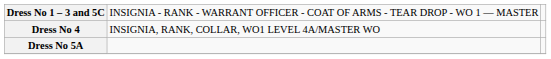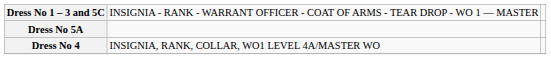rows swapped: (56, 45) <-> (56, 29)
